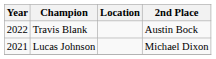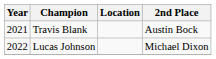(17, 29) 2022 -> (17, 29) 2021
(17, 46) 2021 -> (17, 46) 2022
